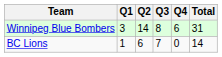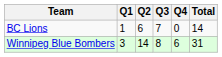rows swapped: (61, 28) <-> (27, 44)
